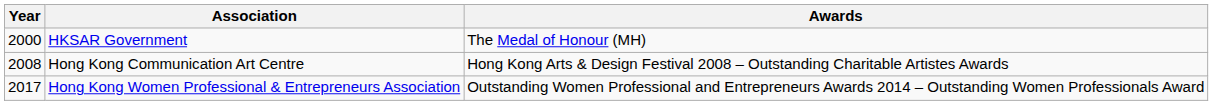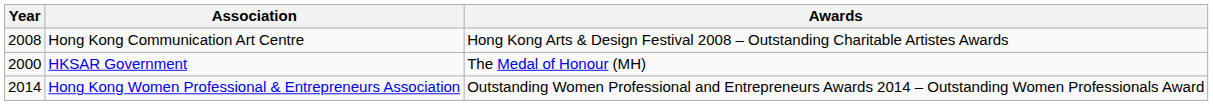rows swapped: (118, 40) <-> (176, 64)
(25, 87) 2017 -> (25, 87) 2014
